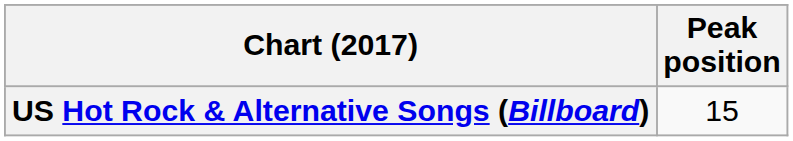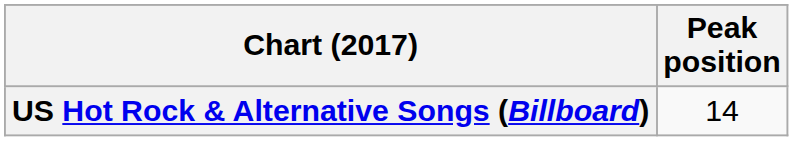(722, 110) 15 -> (722, 110) 14
